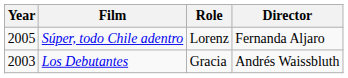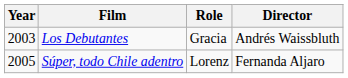rows swapped: (85, 61) <-> (113, 38)
